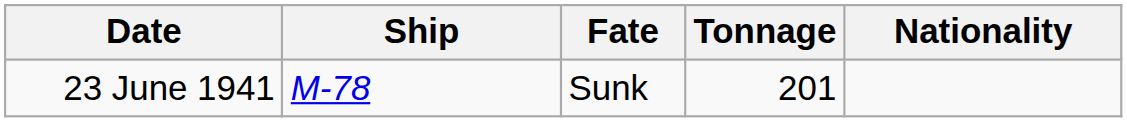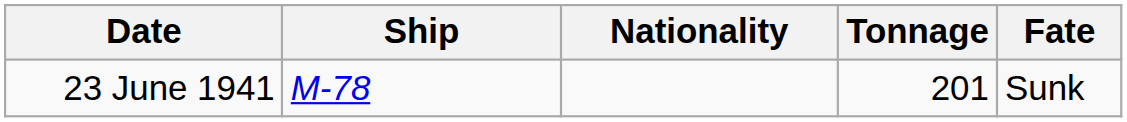columns swapped: (983, 32) <-> (623, 32)
